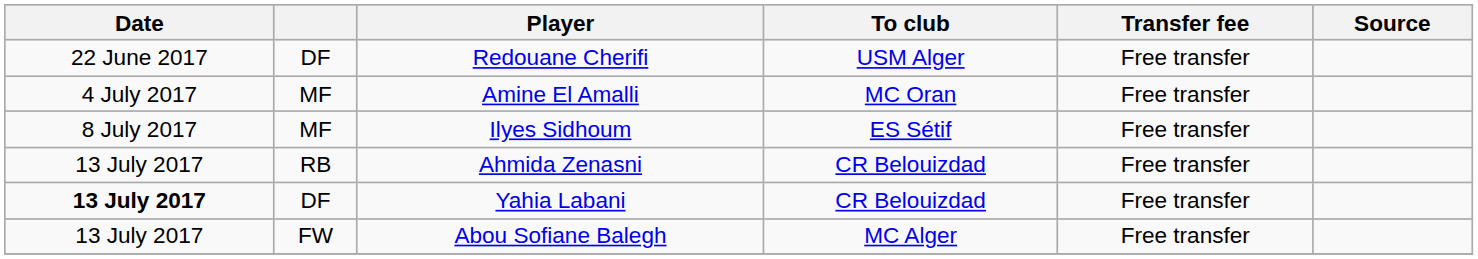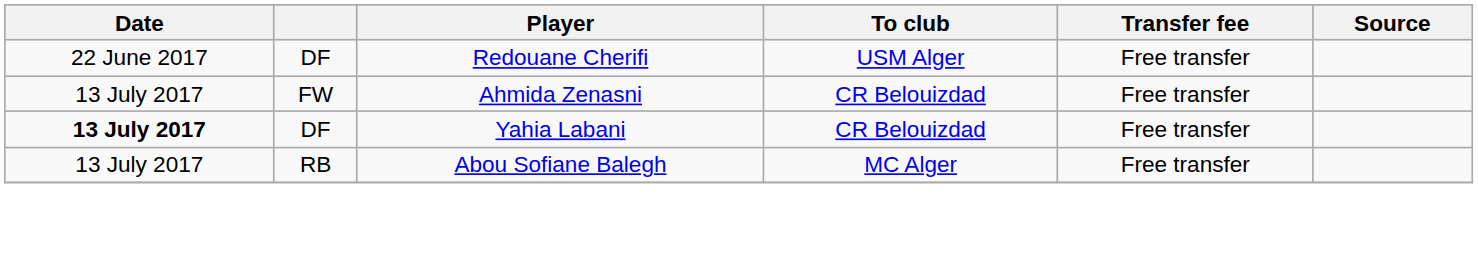- row: (560, 93)
- row: (560, 129)
(316, 165) RB -> (316, 93) FW
(316, 236) FW -> (316, 165) RB
